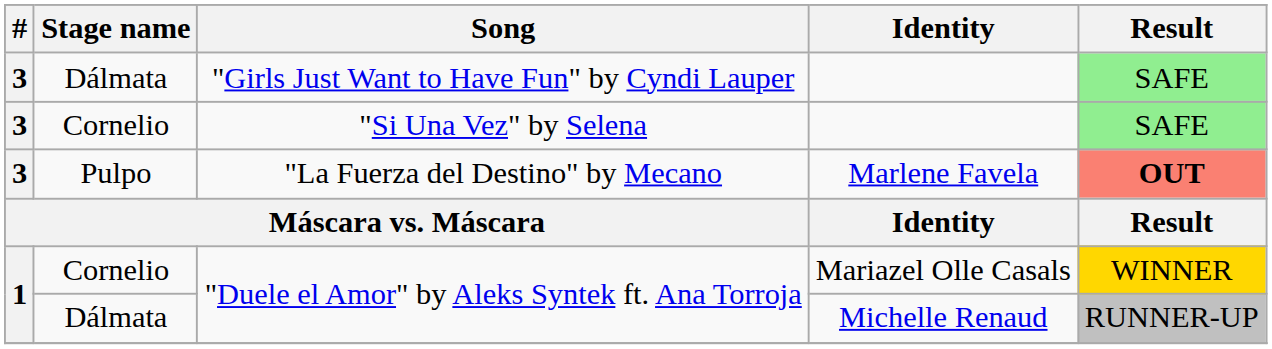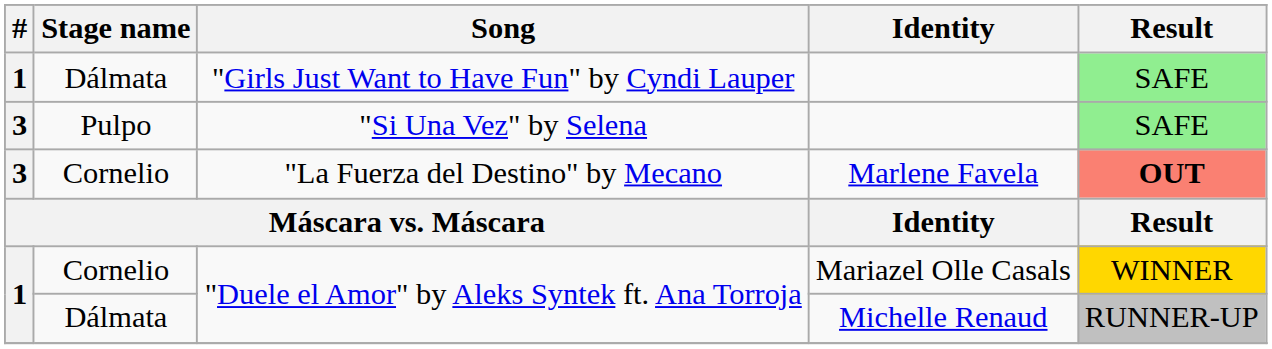(20, 76) 3 -> (20, 76) 1
(116, 125) Cornelio -> (116, 125) Pulpo
(116, 173) Pulpo -> (116, 173) Cornelio
